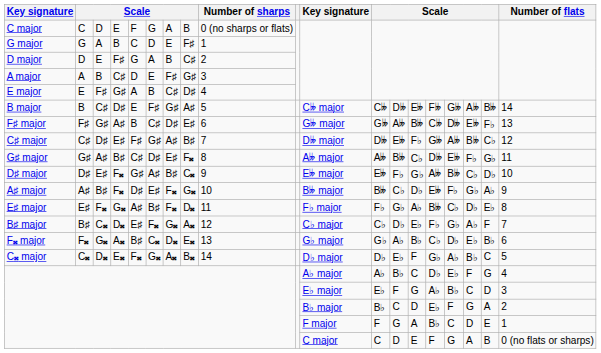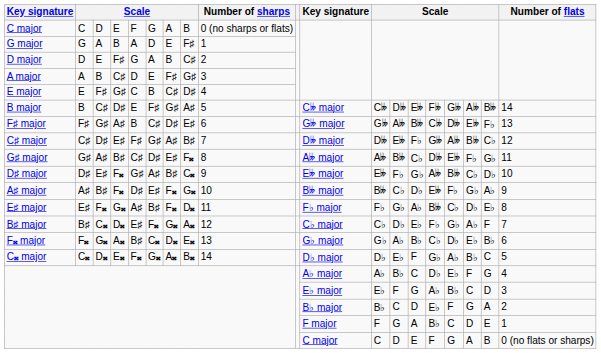(134, 44) C -> (134, 44) A
(134, 92) A -> (134, 92) C
